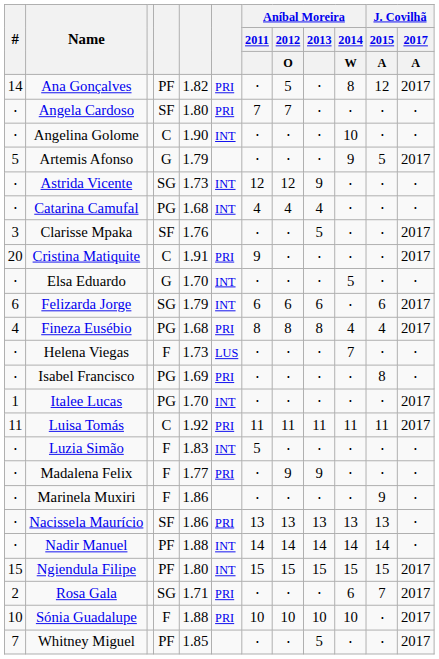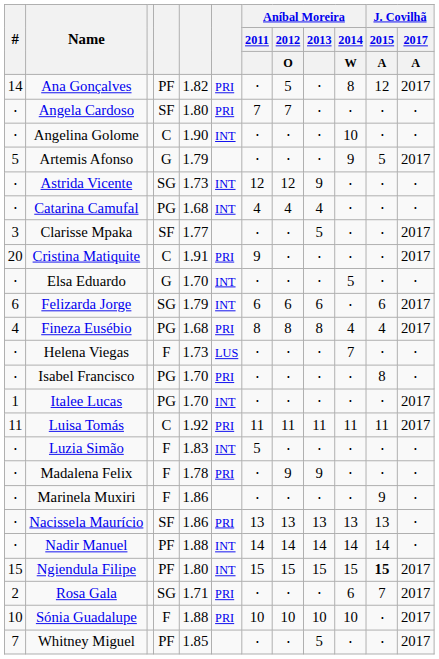(195, 232) 1.76 -> (195, 232) 1.77
(195, 376) 1.69 -> (195, 376) 1.70
(195, 473) 1.77 -> (195, 473) 1.78
(382, 569) normal -> (382, 569) bold
